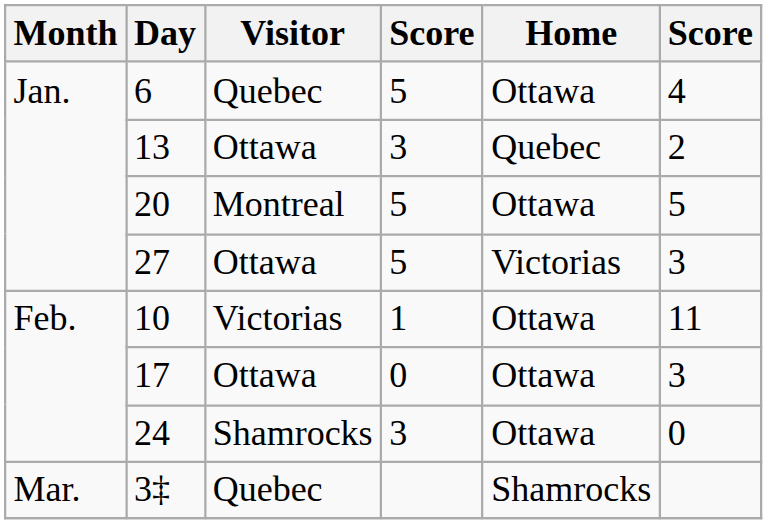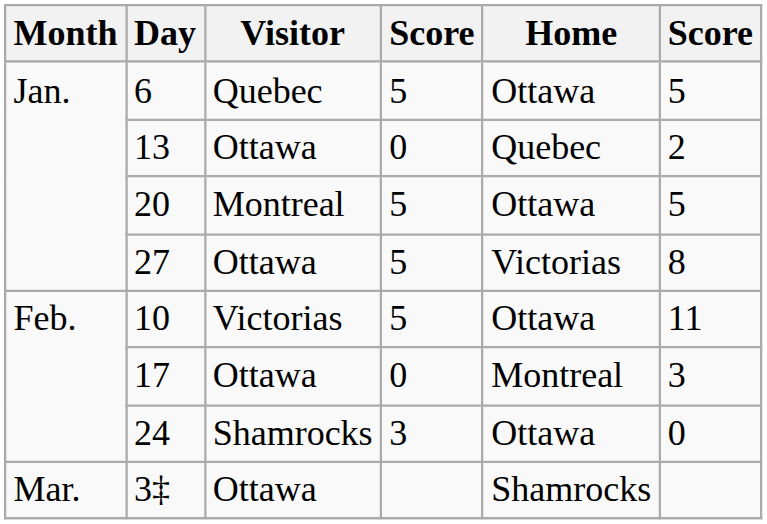(677, 90) 4 -> (677, 90) 5
(398, 147) 3 -> (398, 147) 0
(677, 261) 3 -> (677, 261) 8
(398, 318) 1 -> (398, 318) 5
(543, 375) Ottawa -> (557, 375) Montreal
(268, 489) Quebec -> (265, 489) Ottawa
